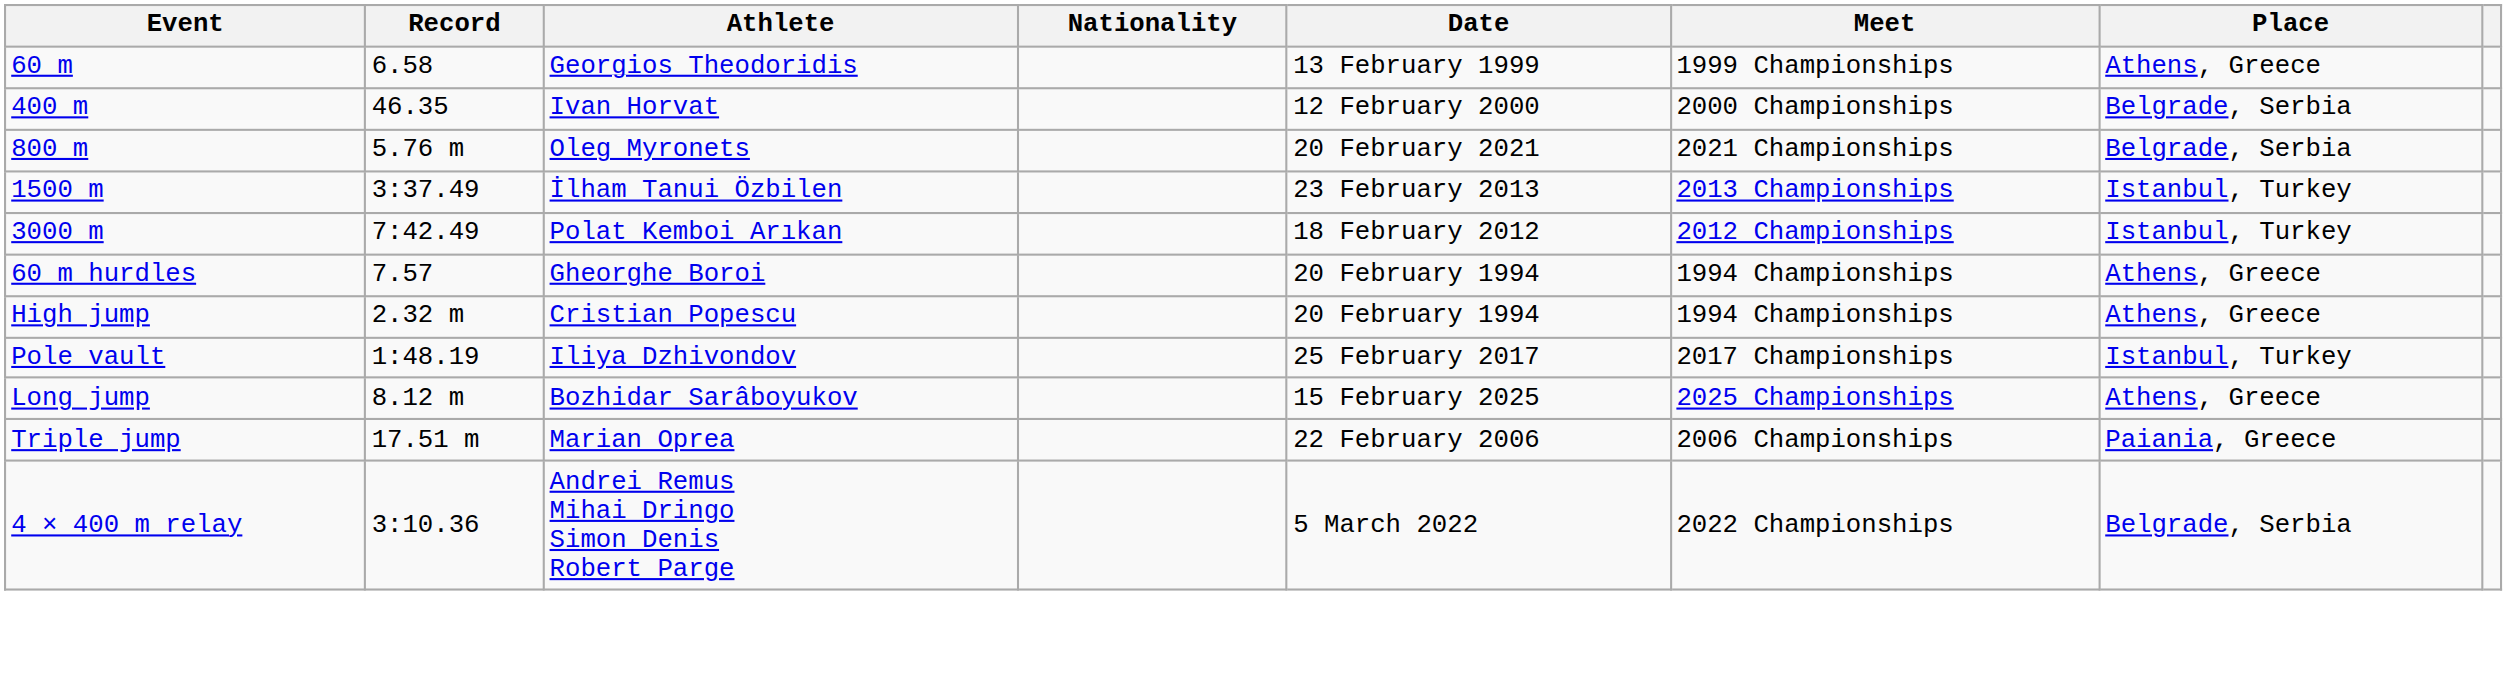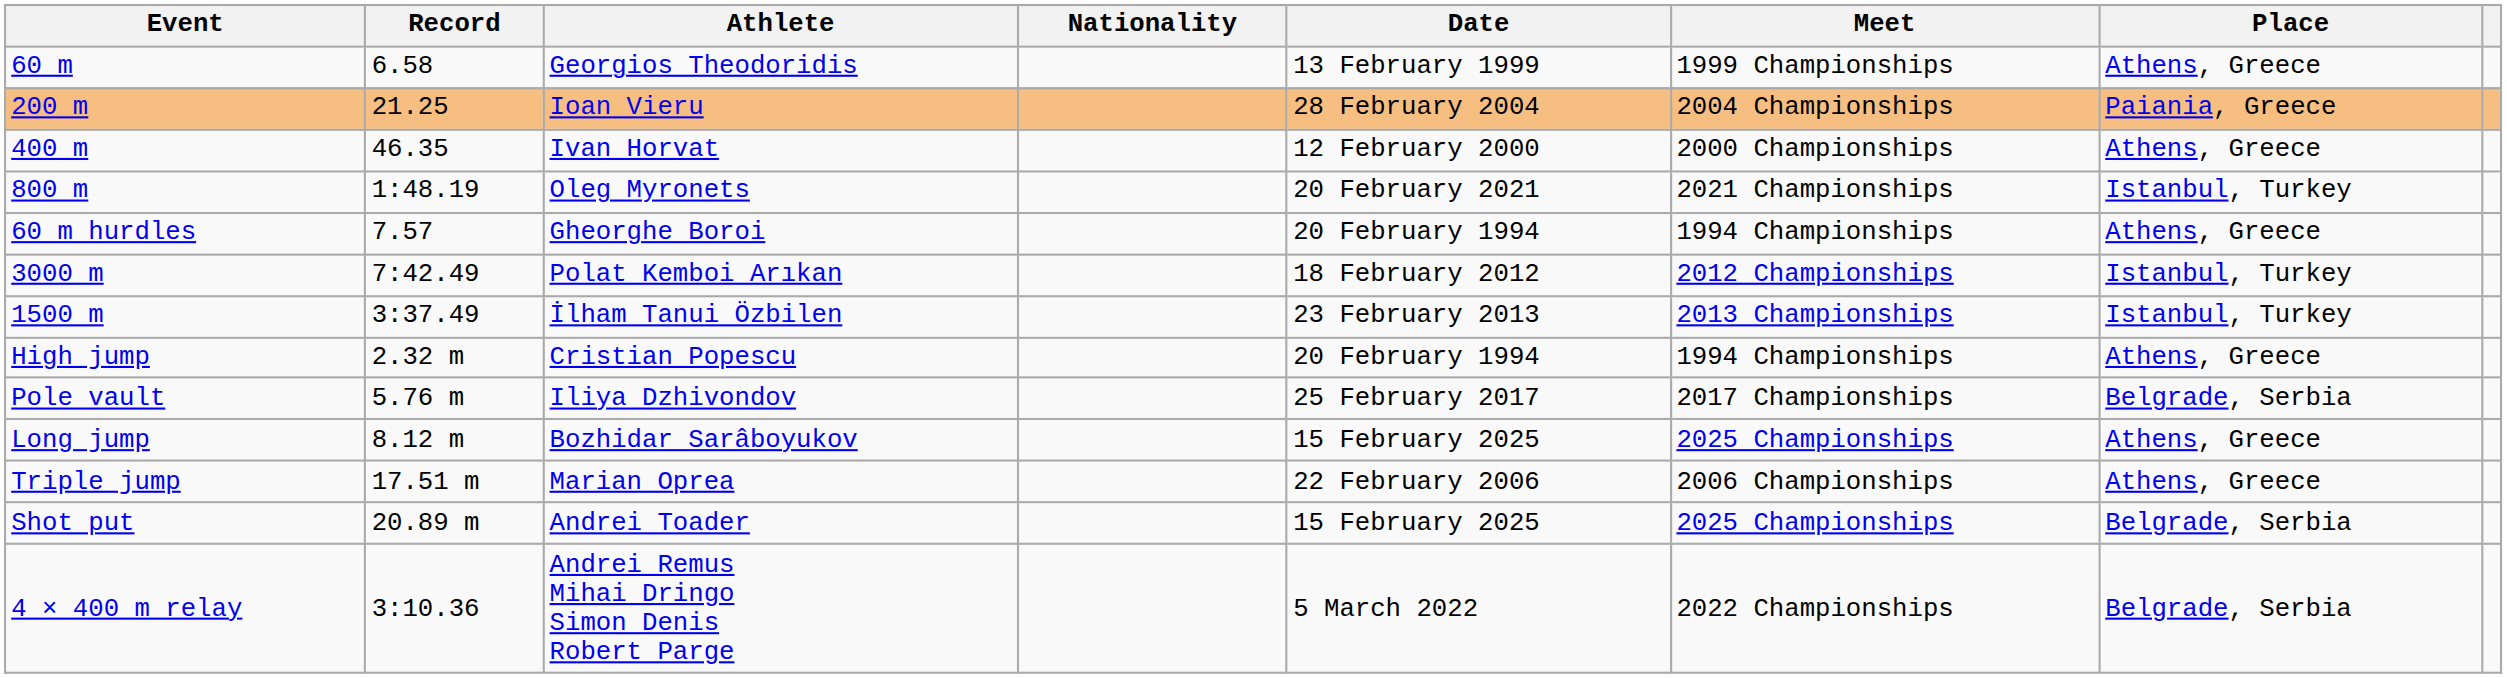+ row: (50, 109)
(2228, 109) Belgrade, Serbia -> (2213, 151) Athens, Greece
(418, 151) 5.76 m -> (426, 192) 1:48.19
(2228, 151) Belgrade, Serbia -> (2228, 192) Istanbul, Turkey
rows swapped: (57, 192) <-> (104, 275)
(426, 358) 1:48.19 -> (418, 399) 5.76 m
(2228, 358) Istanbul, Turkey -> (2228, 399) Belgrade, Serbia
(2221, 441) Paiania, Greece -> (2213, 482) Athens, Greece
+ row: (73, 524)
